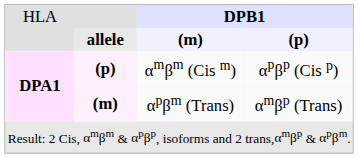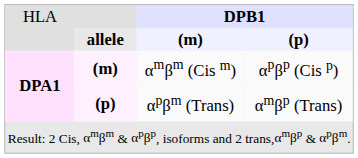(105, 68) (p) -> (105, 68) (m)
(105, 103) (m) -> (105, 103) (p)
